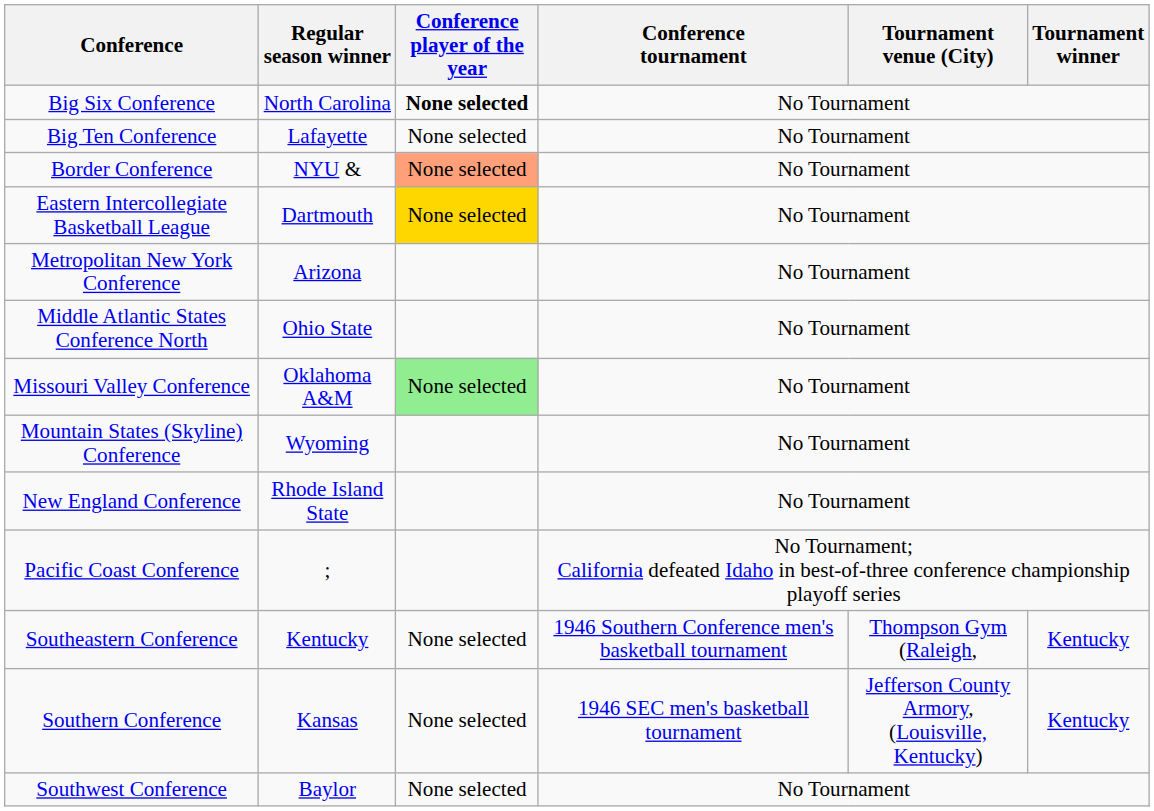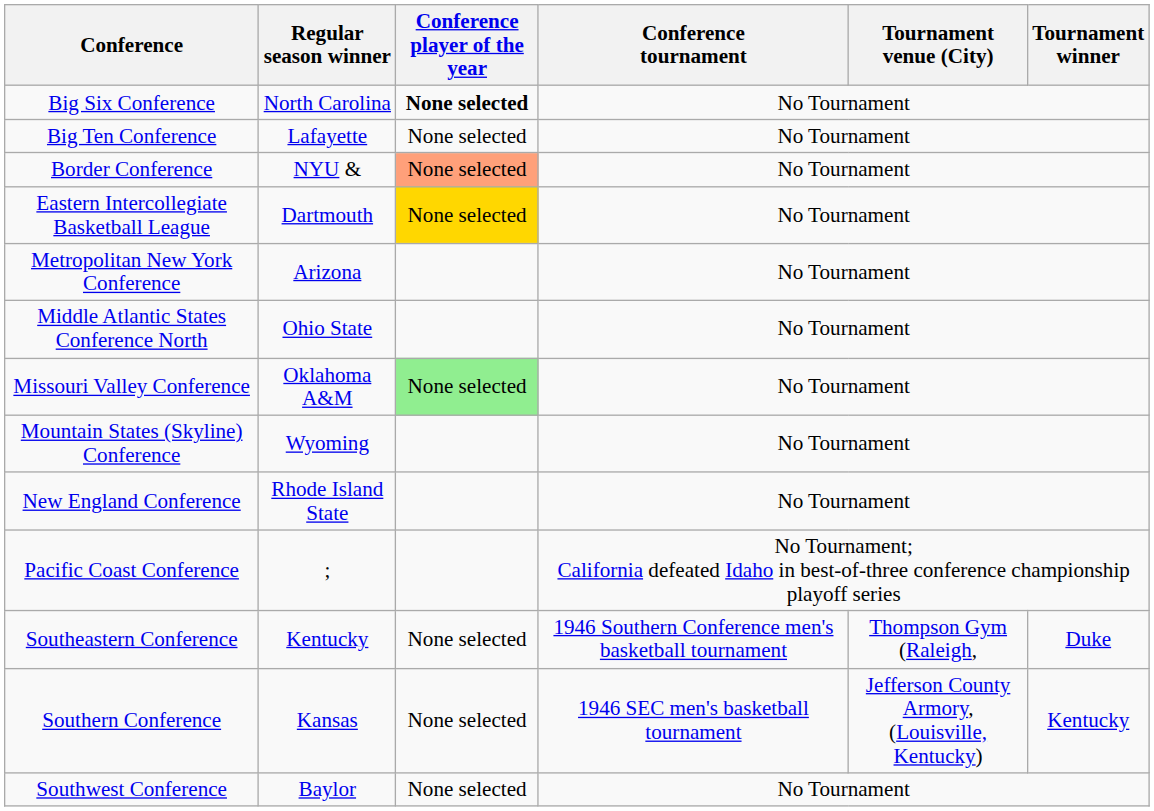(1088, 639) Kentucky -> (1088, 639) Duke
